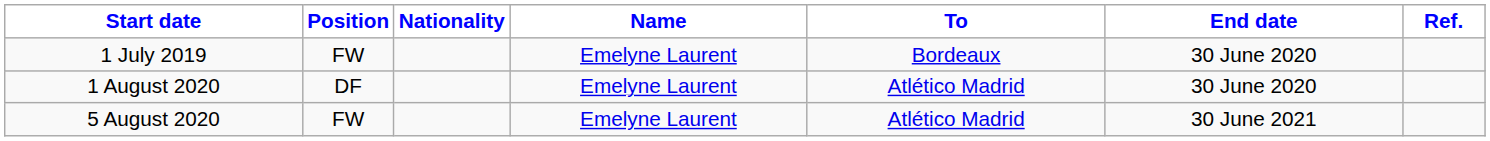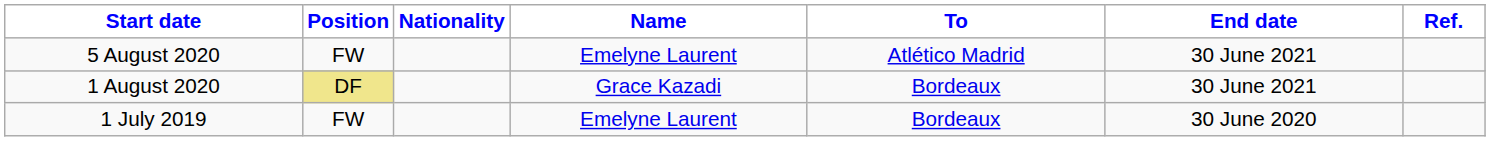rows swapped: (154, 54) <-> (154, 120)
(348, 87) no background -> (348, 87) khaki background
(658, 87) Emelyne Laurent -> (658, 87) Grace Kazadi
(956, 87) Atlético Madrid -> (956, 87) Bordeaux
(1254, 87) 30 June 2020 -> (1254, 87) 30 June 2021
